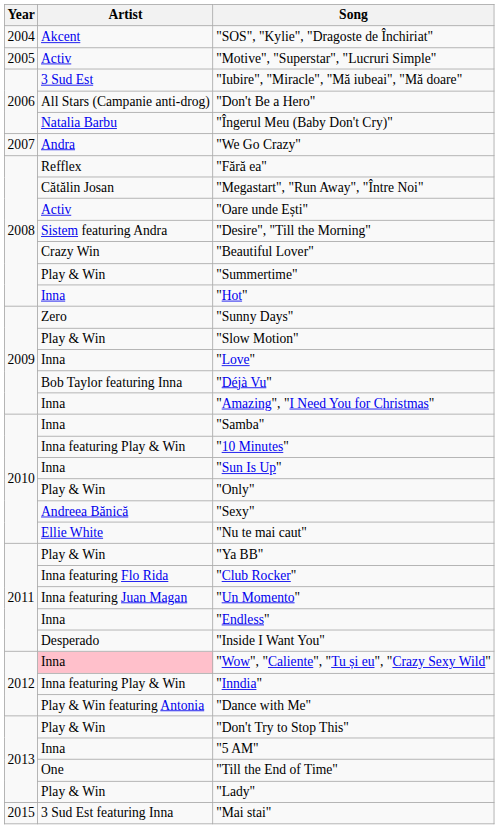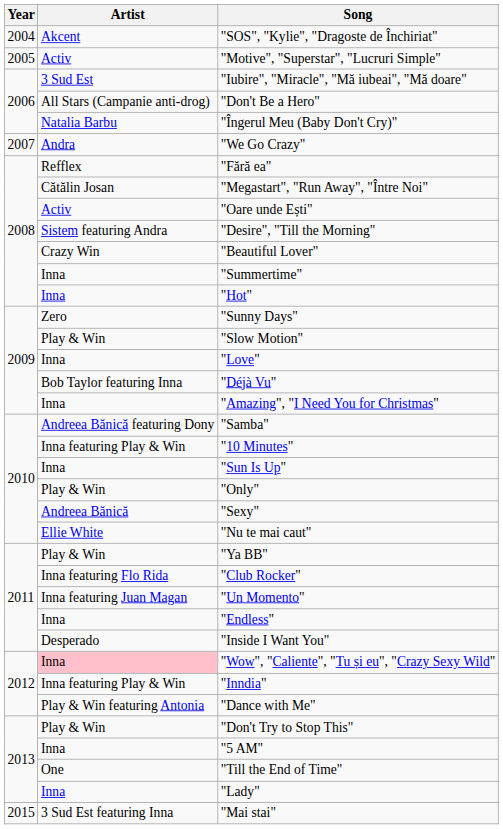(73, 274) Play & Win -> (53, 274) Inna
(53, 425) Inna -> (128, 425) Andreea Bănică featuring Dony
(73, 791) Play & Win -> (53, 791) Inna
